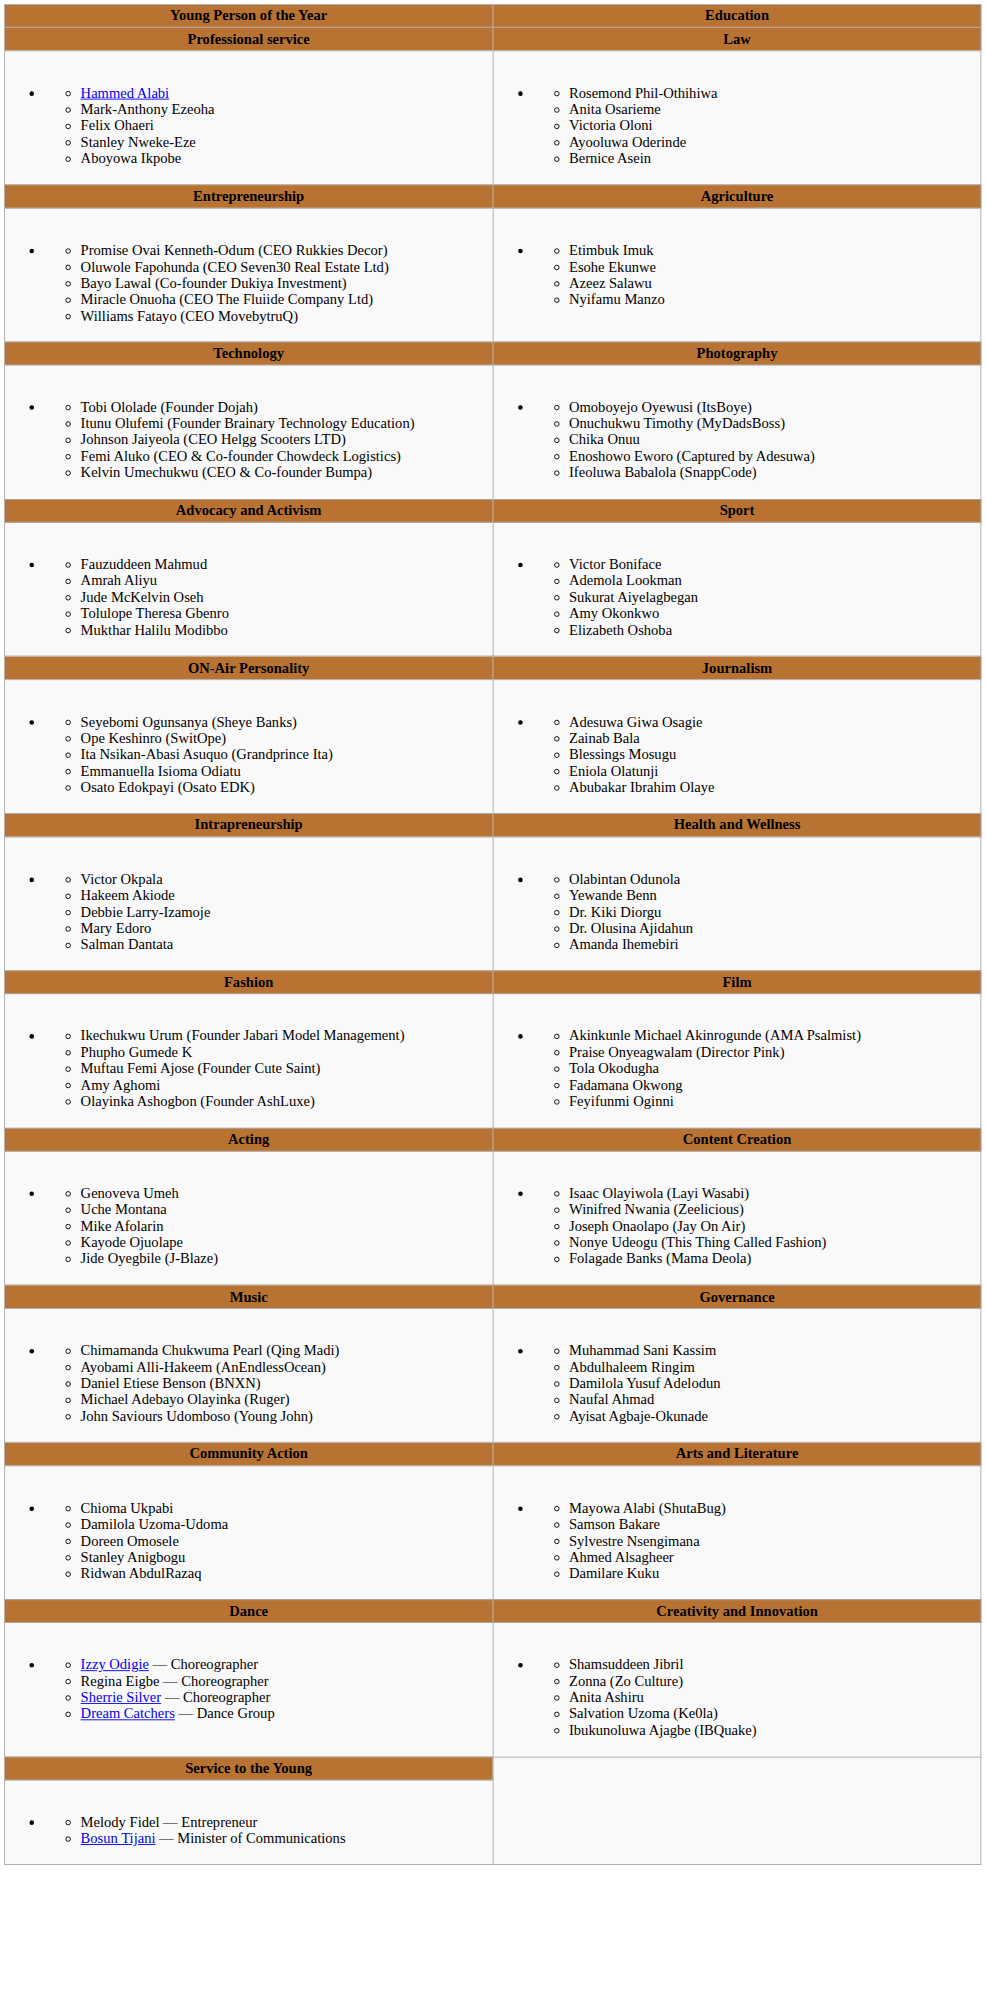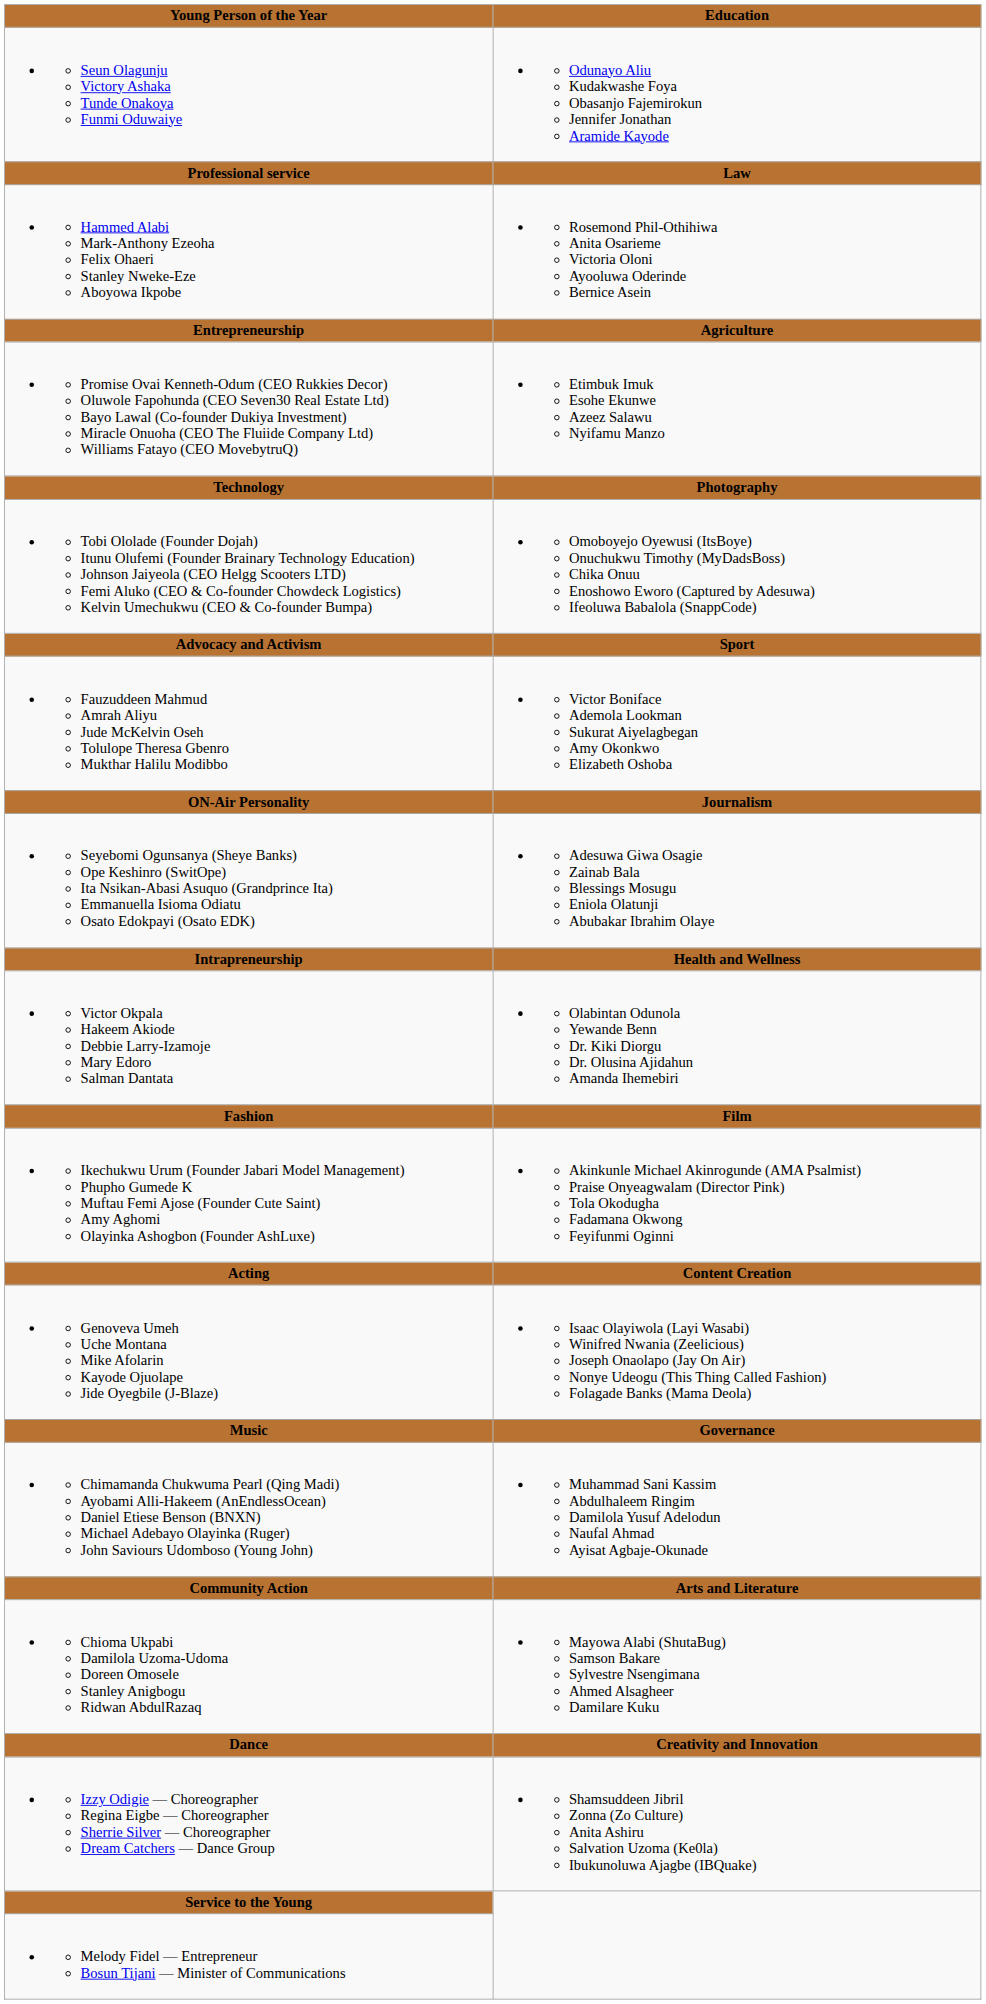+ row: (249, 95)
